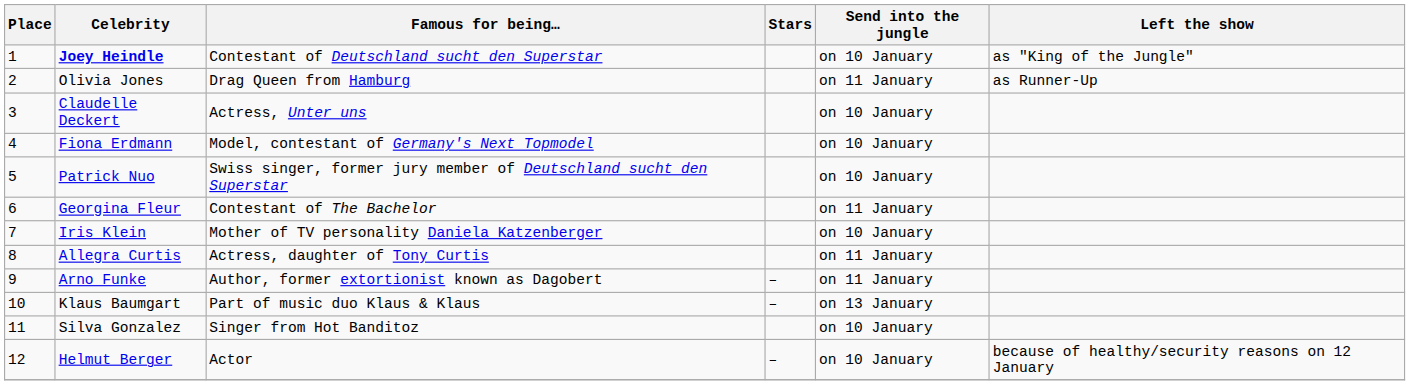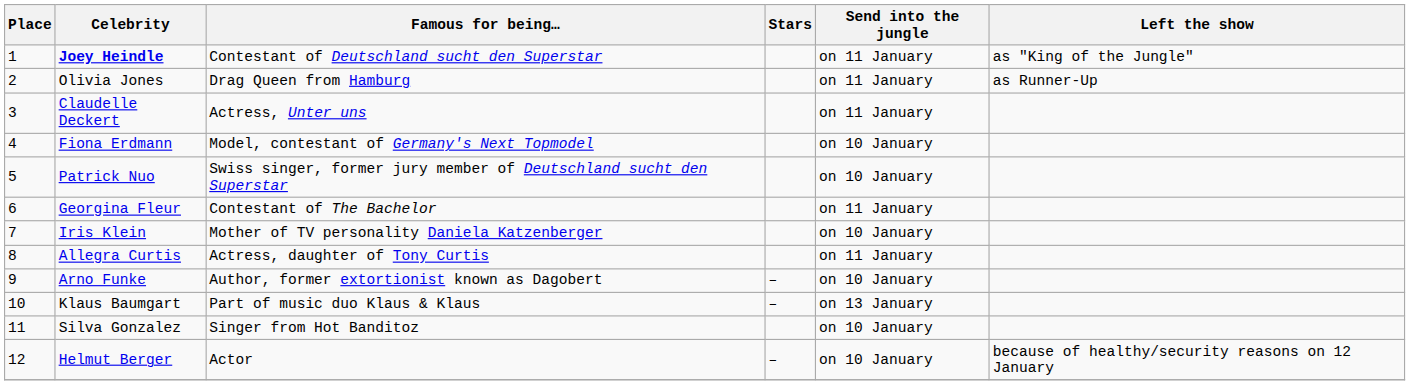(876, 57) on 10 January -> (876, 57) on 11 January
(876, 113) on 10 January -> (876, 113) on 11 January
(876, 280) on 11 January -> (876, 280) on 10 January
